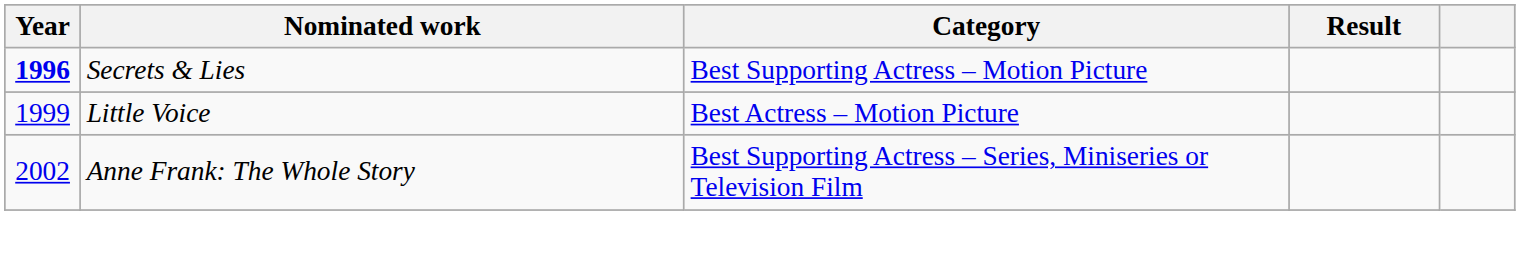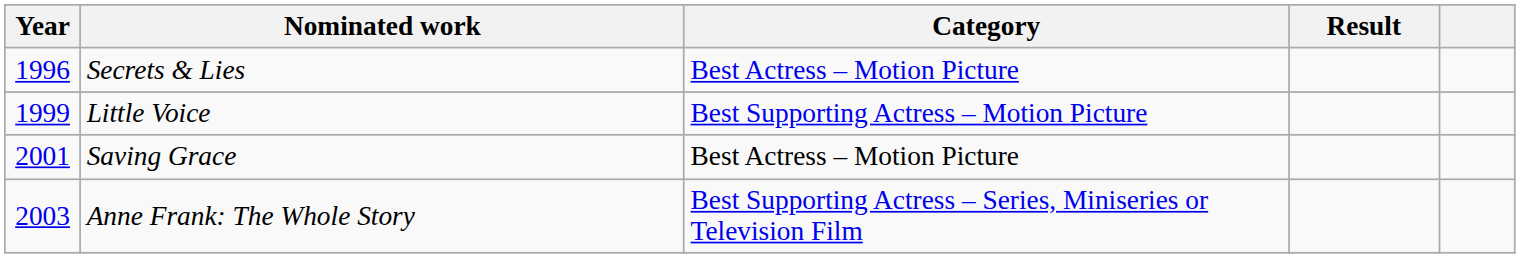(43, 69) bold -> (43, 69) normal
(919, 69) Best Supporting Actress – Motion Picture -> (855, 69) Best Actress – Motion Picture
(855, 112) Best Actress – Motion Picture -> (919, 112) Best Supporting Actress – Motion Picture
+ row: (161, 156)
(43, 171) 2002 -> (43, 215) 2003
